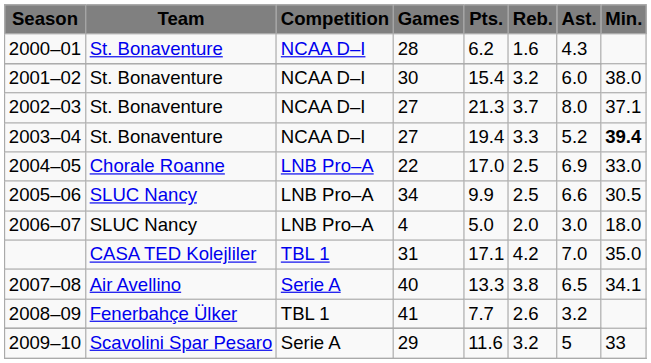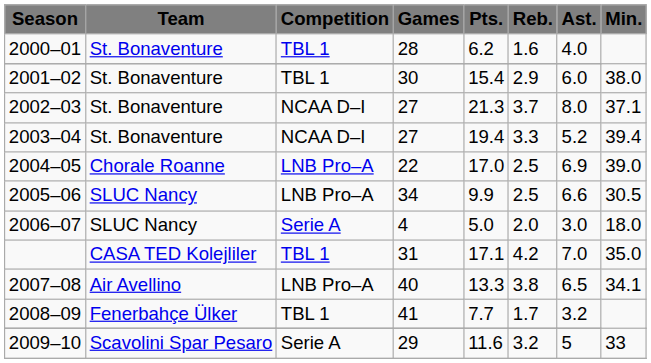(323, 48) NCAA D–I -> (305, 48) TBL 1
(574, 48) 4.3 -> (574, 48) 4.0
(323, 78) NCAA D–I -> (305, 78) TBL 1
(526, 78) 3.2 -> (526, 78) 2.9
(623, 136) bold -> (623, 136) normal
(623, 166) 33.0 -> (623, 166) 39.0
(327, 225) LNB Pro–A -> (311, 225) Serie A
(311, 284) Serie A -> (327, 284) LNB Pro–A
(526, 313) 2.6 -> (526, 313) 1.7
